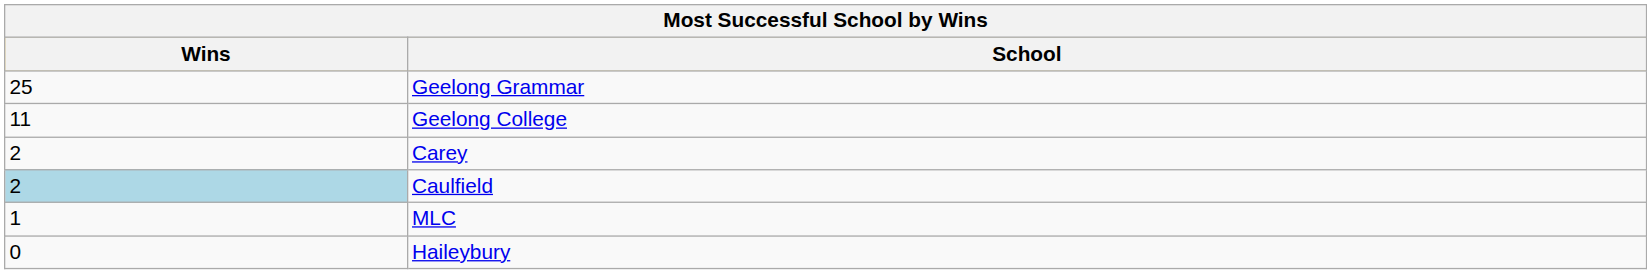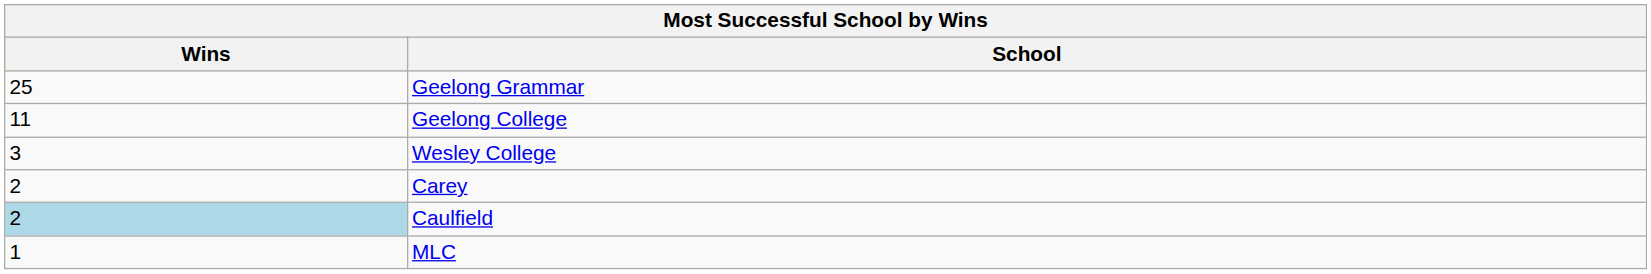+ row: (484, 152)
- row: (461, 251)
